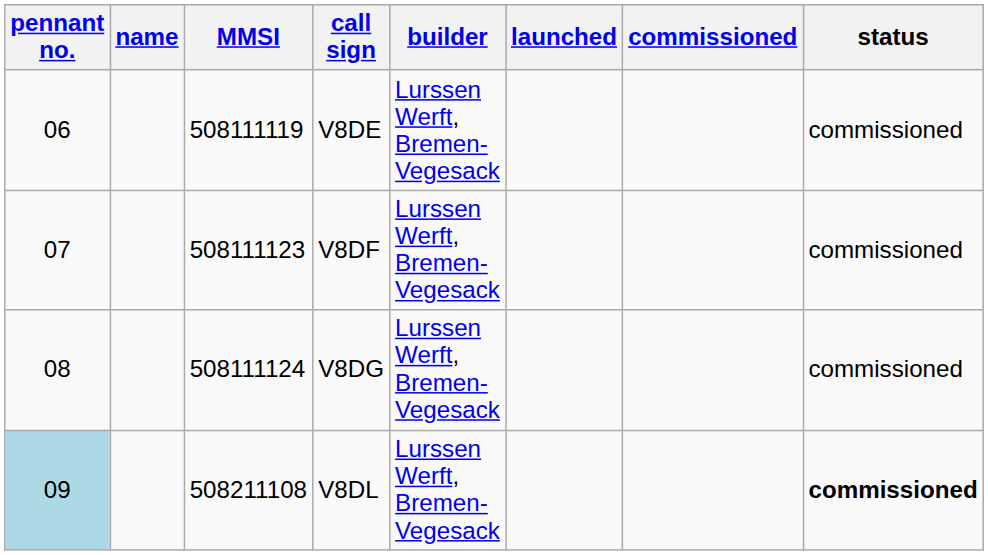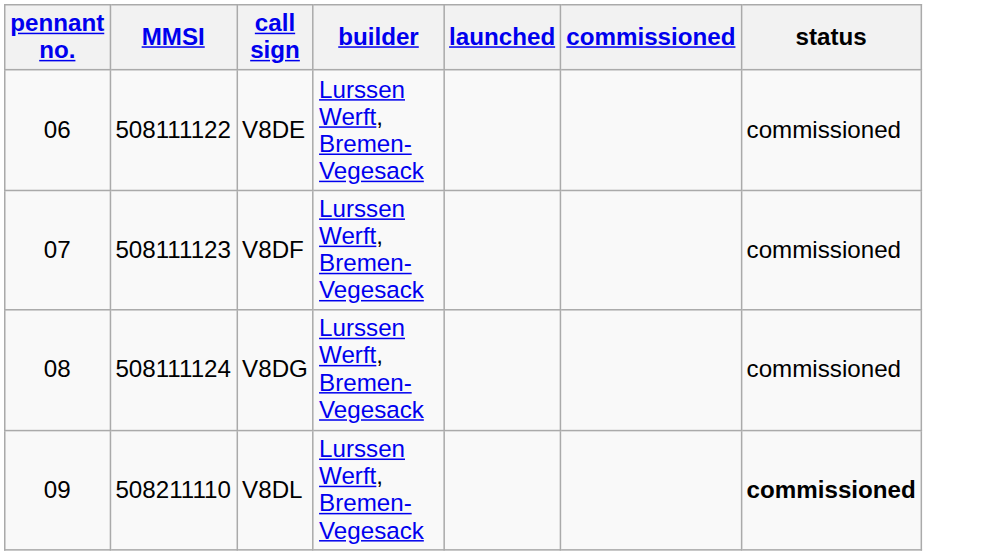- column: (147, 37)
(247, 129) 508111119 -> (173, 129) 508111122
(57, 489) lightblue background -> (57, 489) no background
(248, 489) 508211108 -> (173, 489) 508211110
